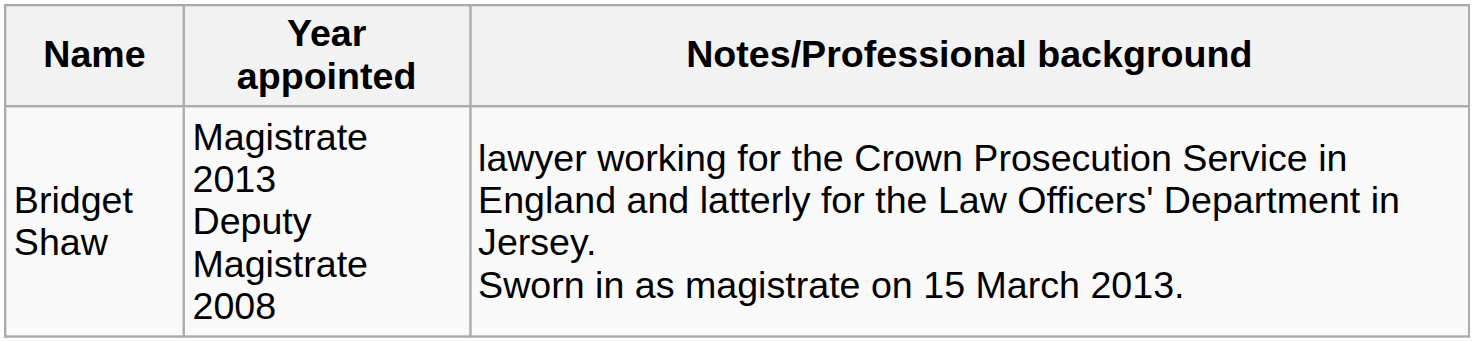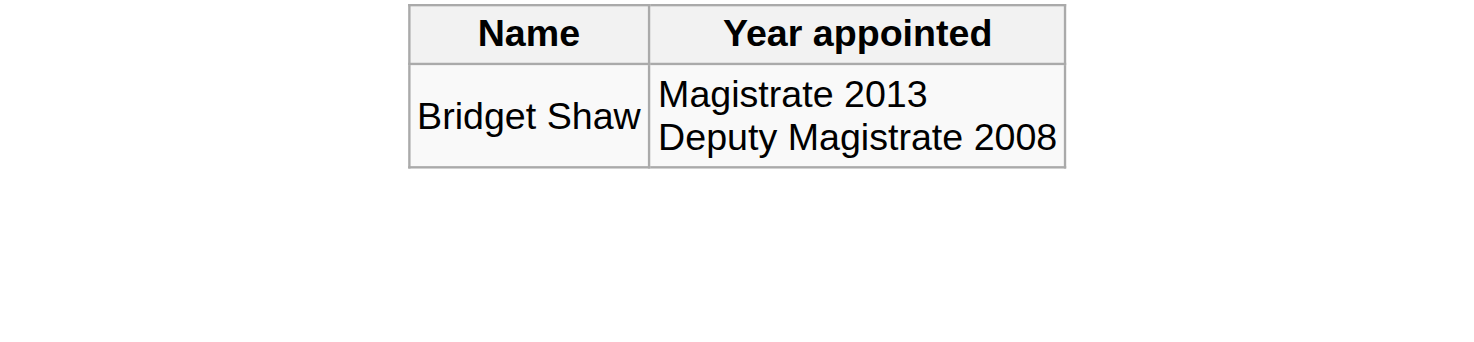- column: (969, 55)
